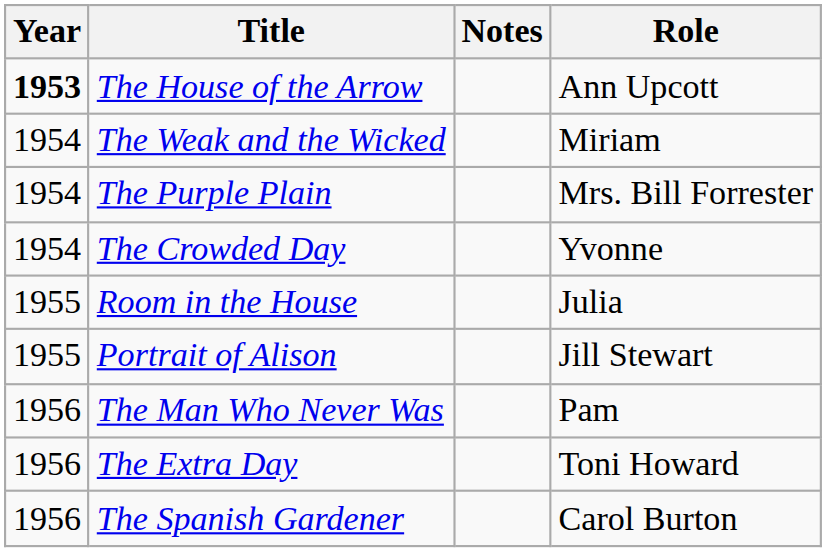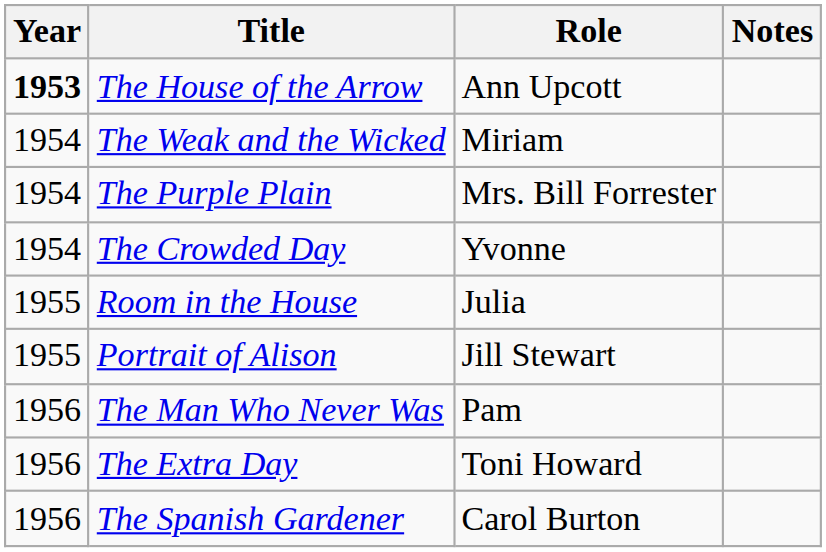columns swapped: (686, 31) <-> (502, 31)
